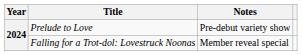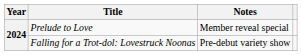(245, 27) Pre-debut variety show -> (244, 27) Member reveal special
(244, 43) Member reveal special -> (245, 43) Pre-debut variety show
